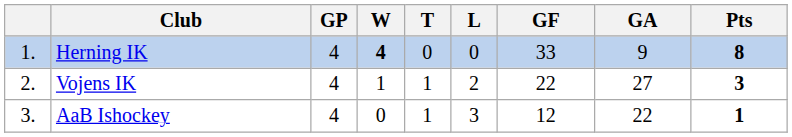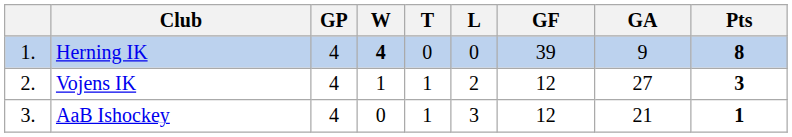(546, 52) 33 -> (546, 52) 39
(546, 83) 22 -> (546, 83) 12
(643, 115) 22 -> (643, 115) 21
